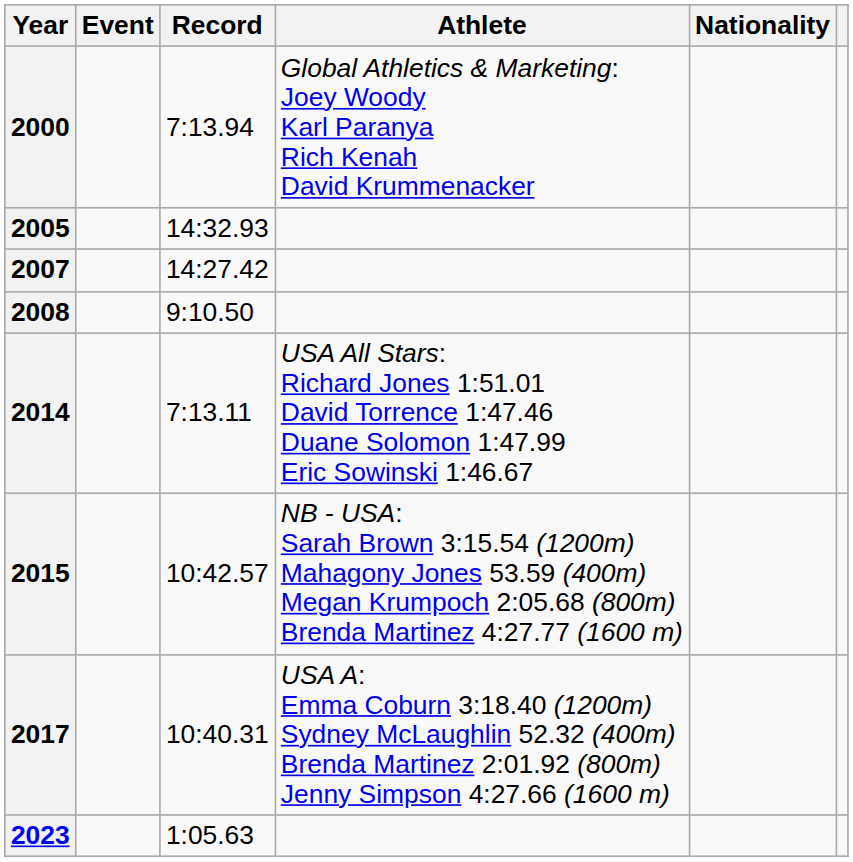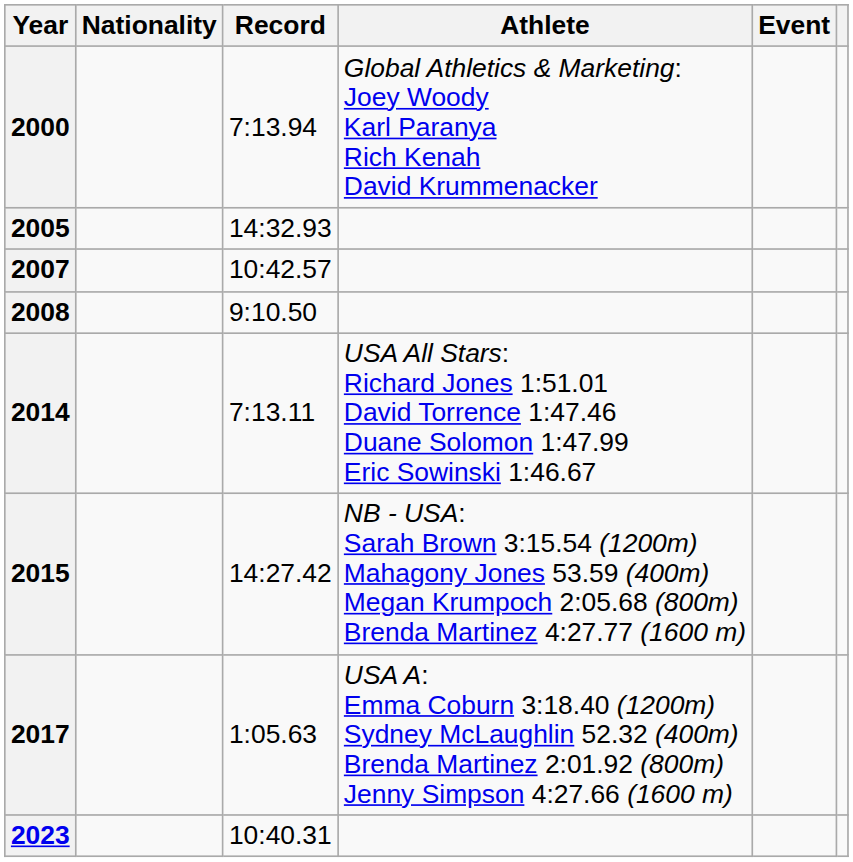columns swapped: (118, 25) <-> (763, 25)
(217, 269) 14:27.42 -> (280, 269) 10:42.57
(217, 573) 10:42.57 -> (280, 573) 14:27.42
(217, 734) 10:40.31 -> (273, 734) 1:05.63
(210, 835) 1:05.63 -> (280, 835) 10:40.31
